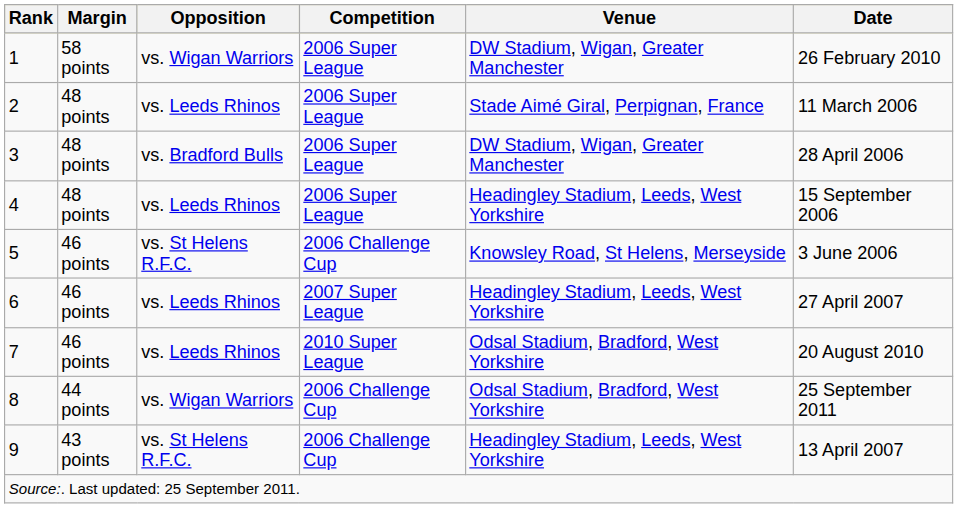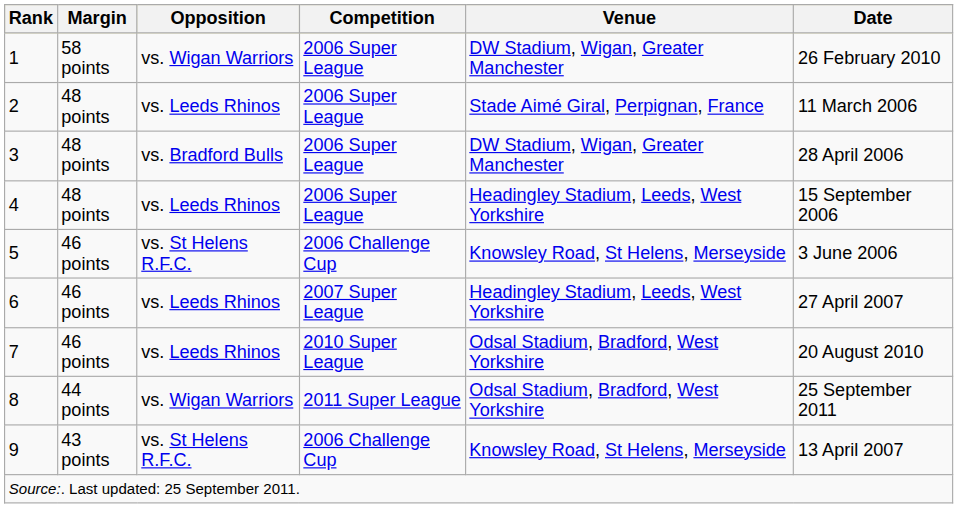(367, 400) 2006 Challenge Cup -> (382, 400) 2011 Super League
(605, 449) Headingley Stadium, Leeds, West Yorkshire -> (628, 449) Knowsley Road, St Helens, Merseyside
